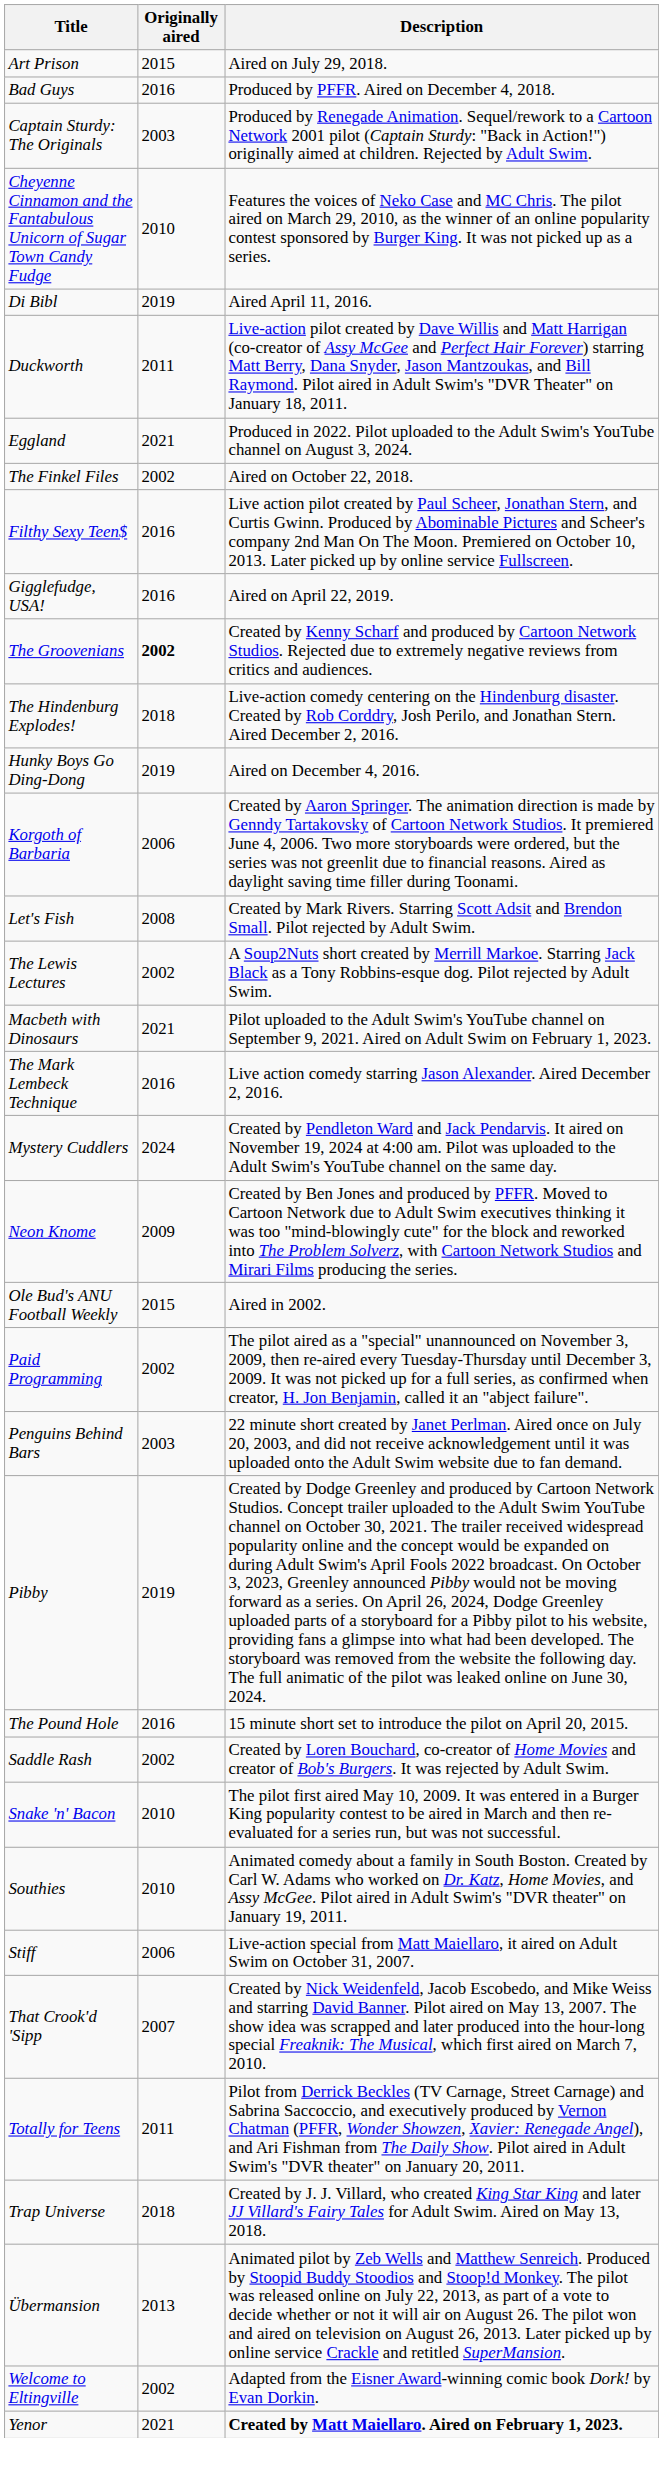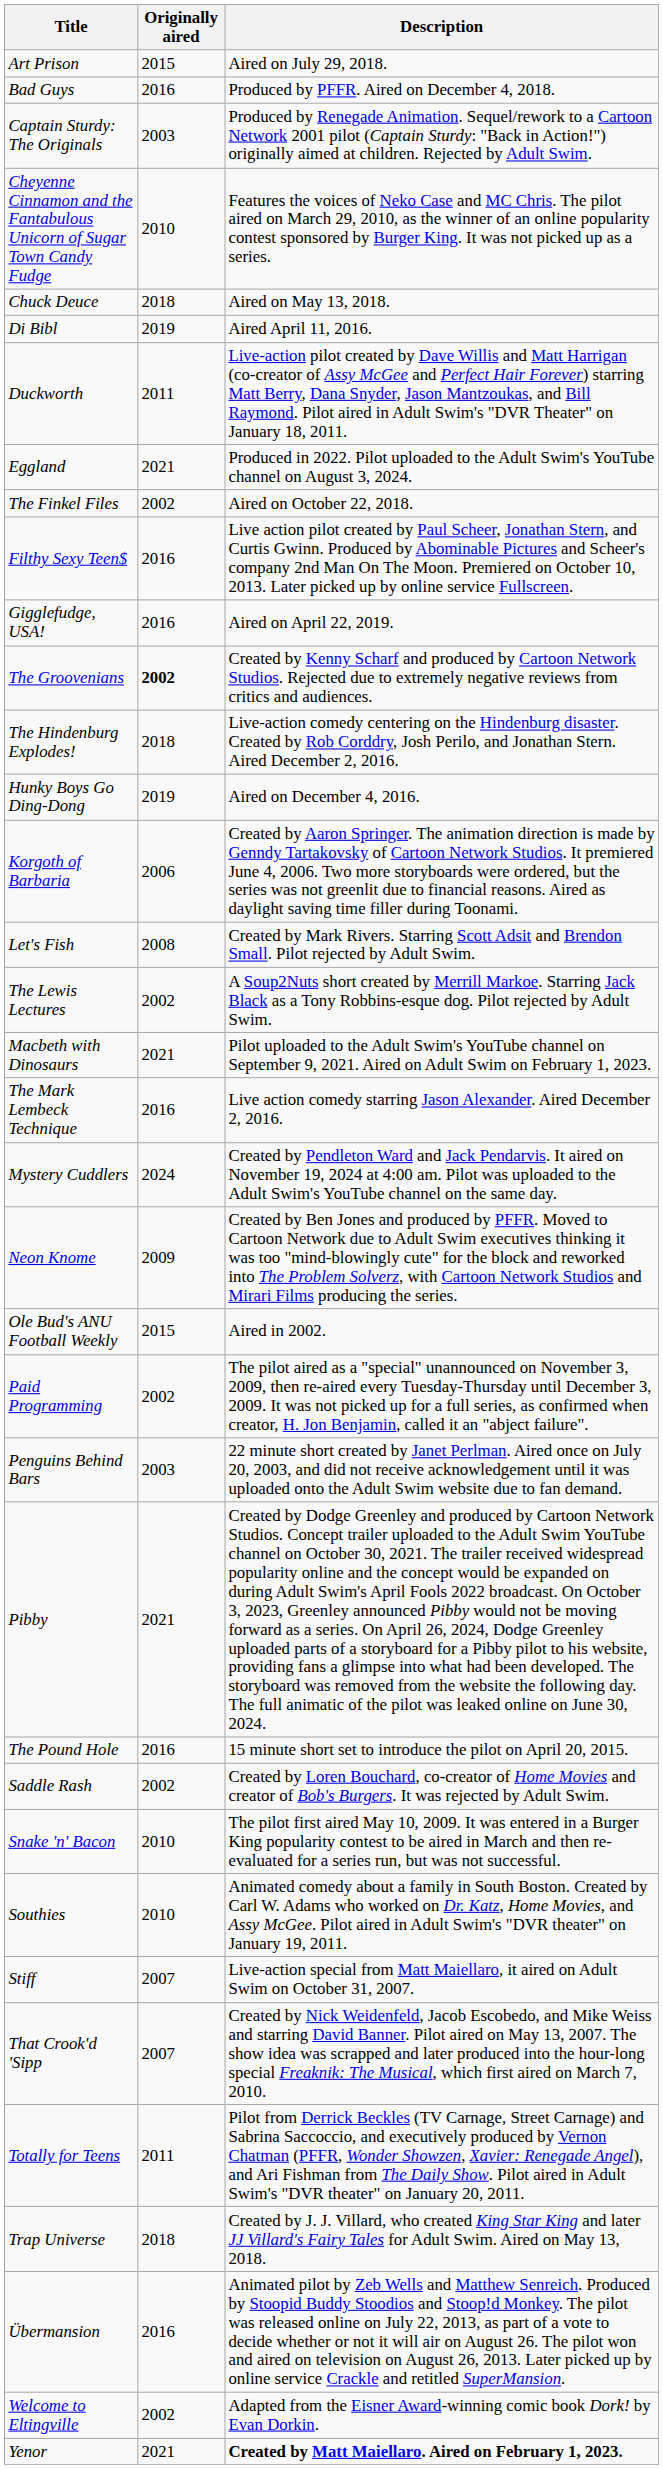+ row: (53, 302)
(158, 1592) 2019 -> (158, 1619) 2021
(158, 1952) 2006 -> (158, 1979) 2007
(158, 2305) 2013 -> (158, 2331) 2016
